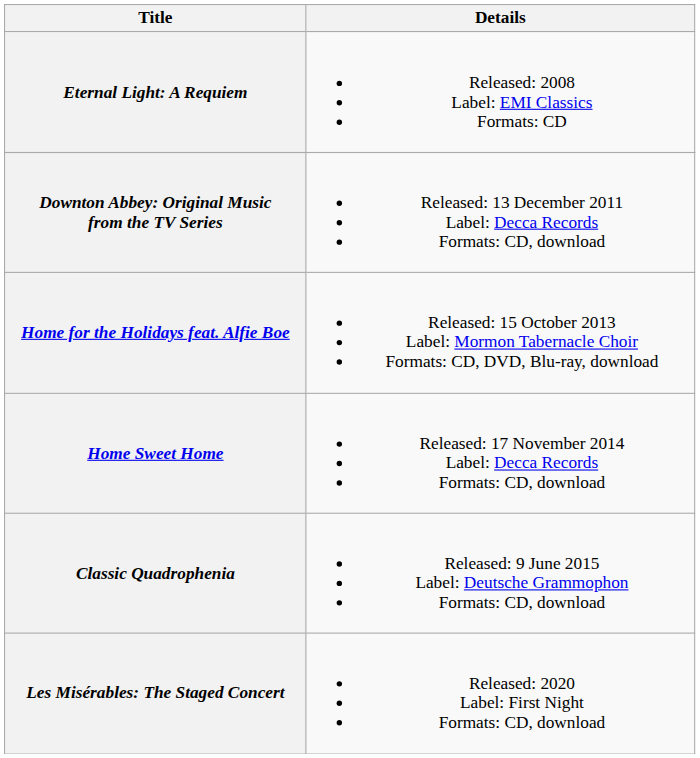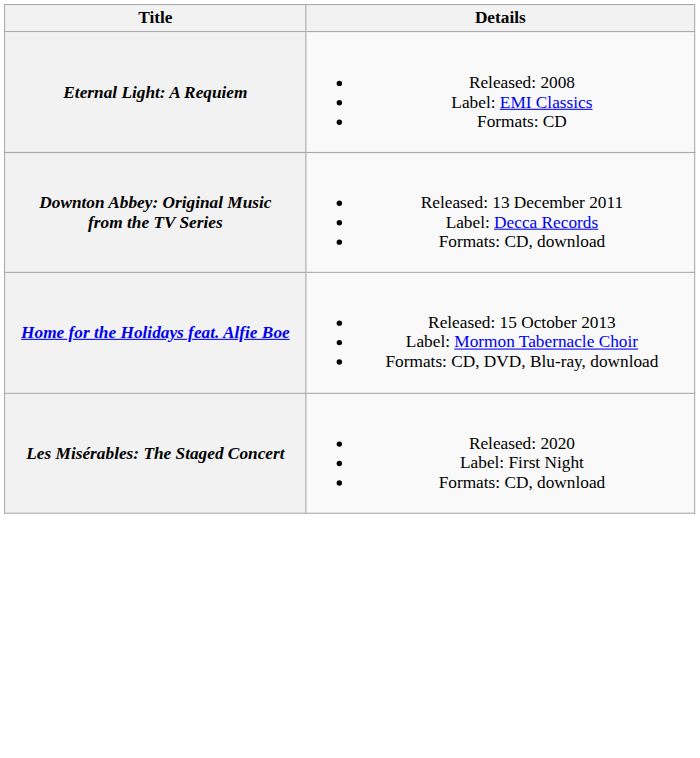- row: (155, 452)
- row: (155, 573)
